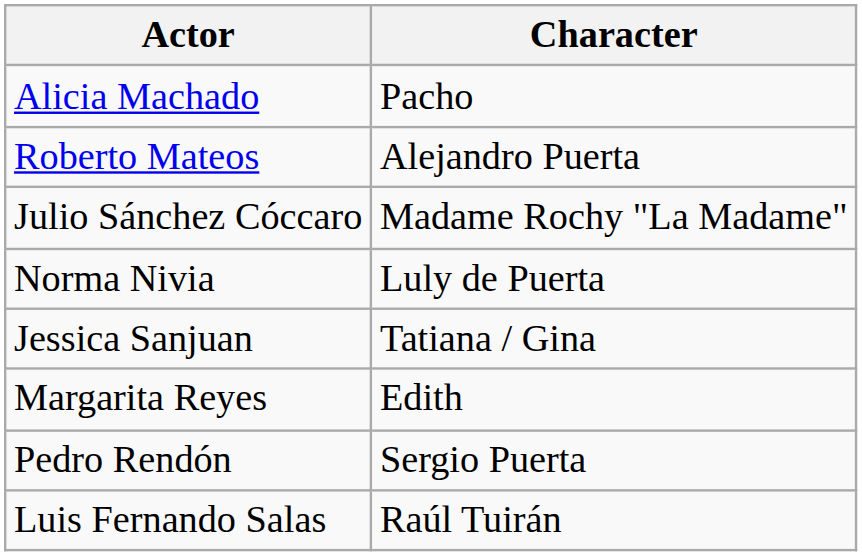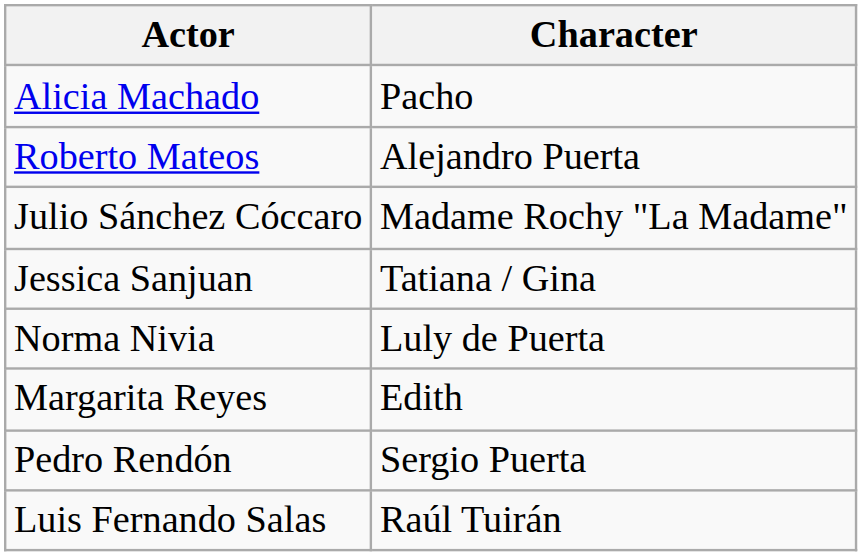rows swapped: (133, 338) <-> (114, 277)
